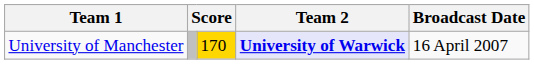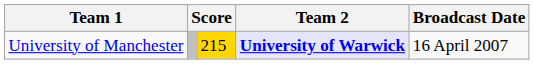(213, 45) 170 -> (213, 45) 215
